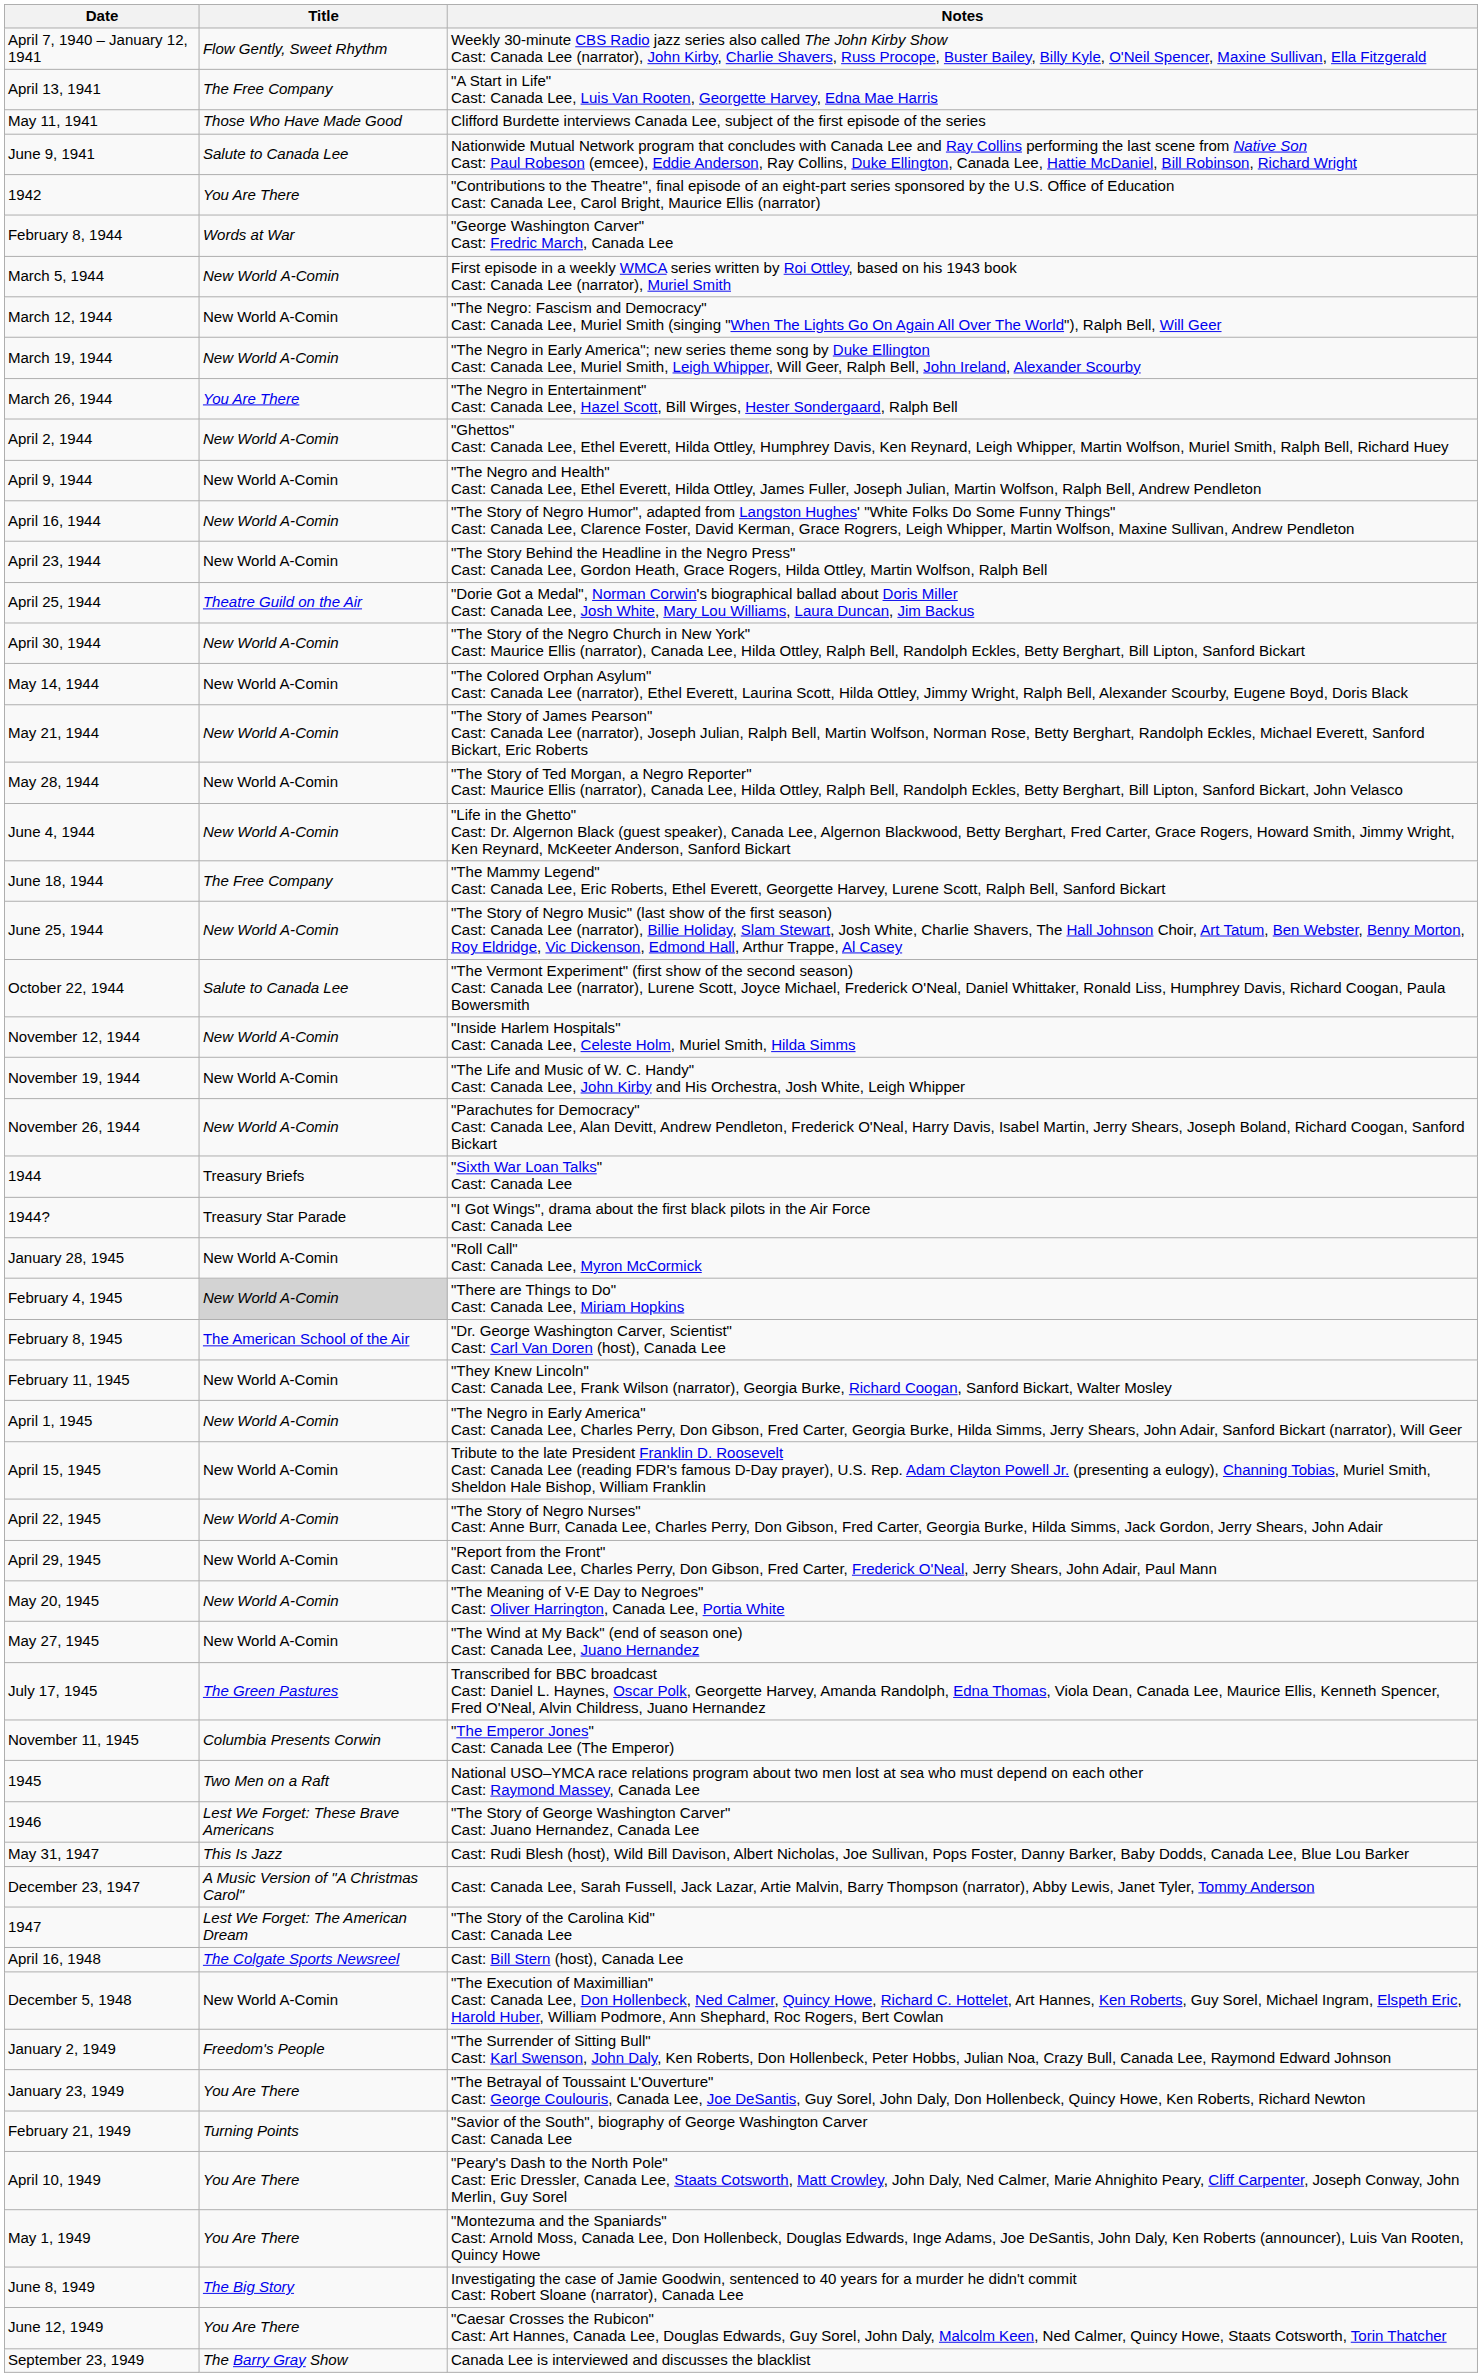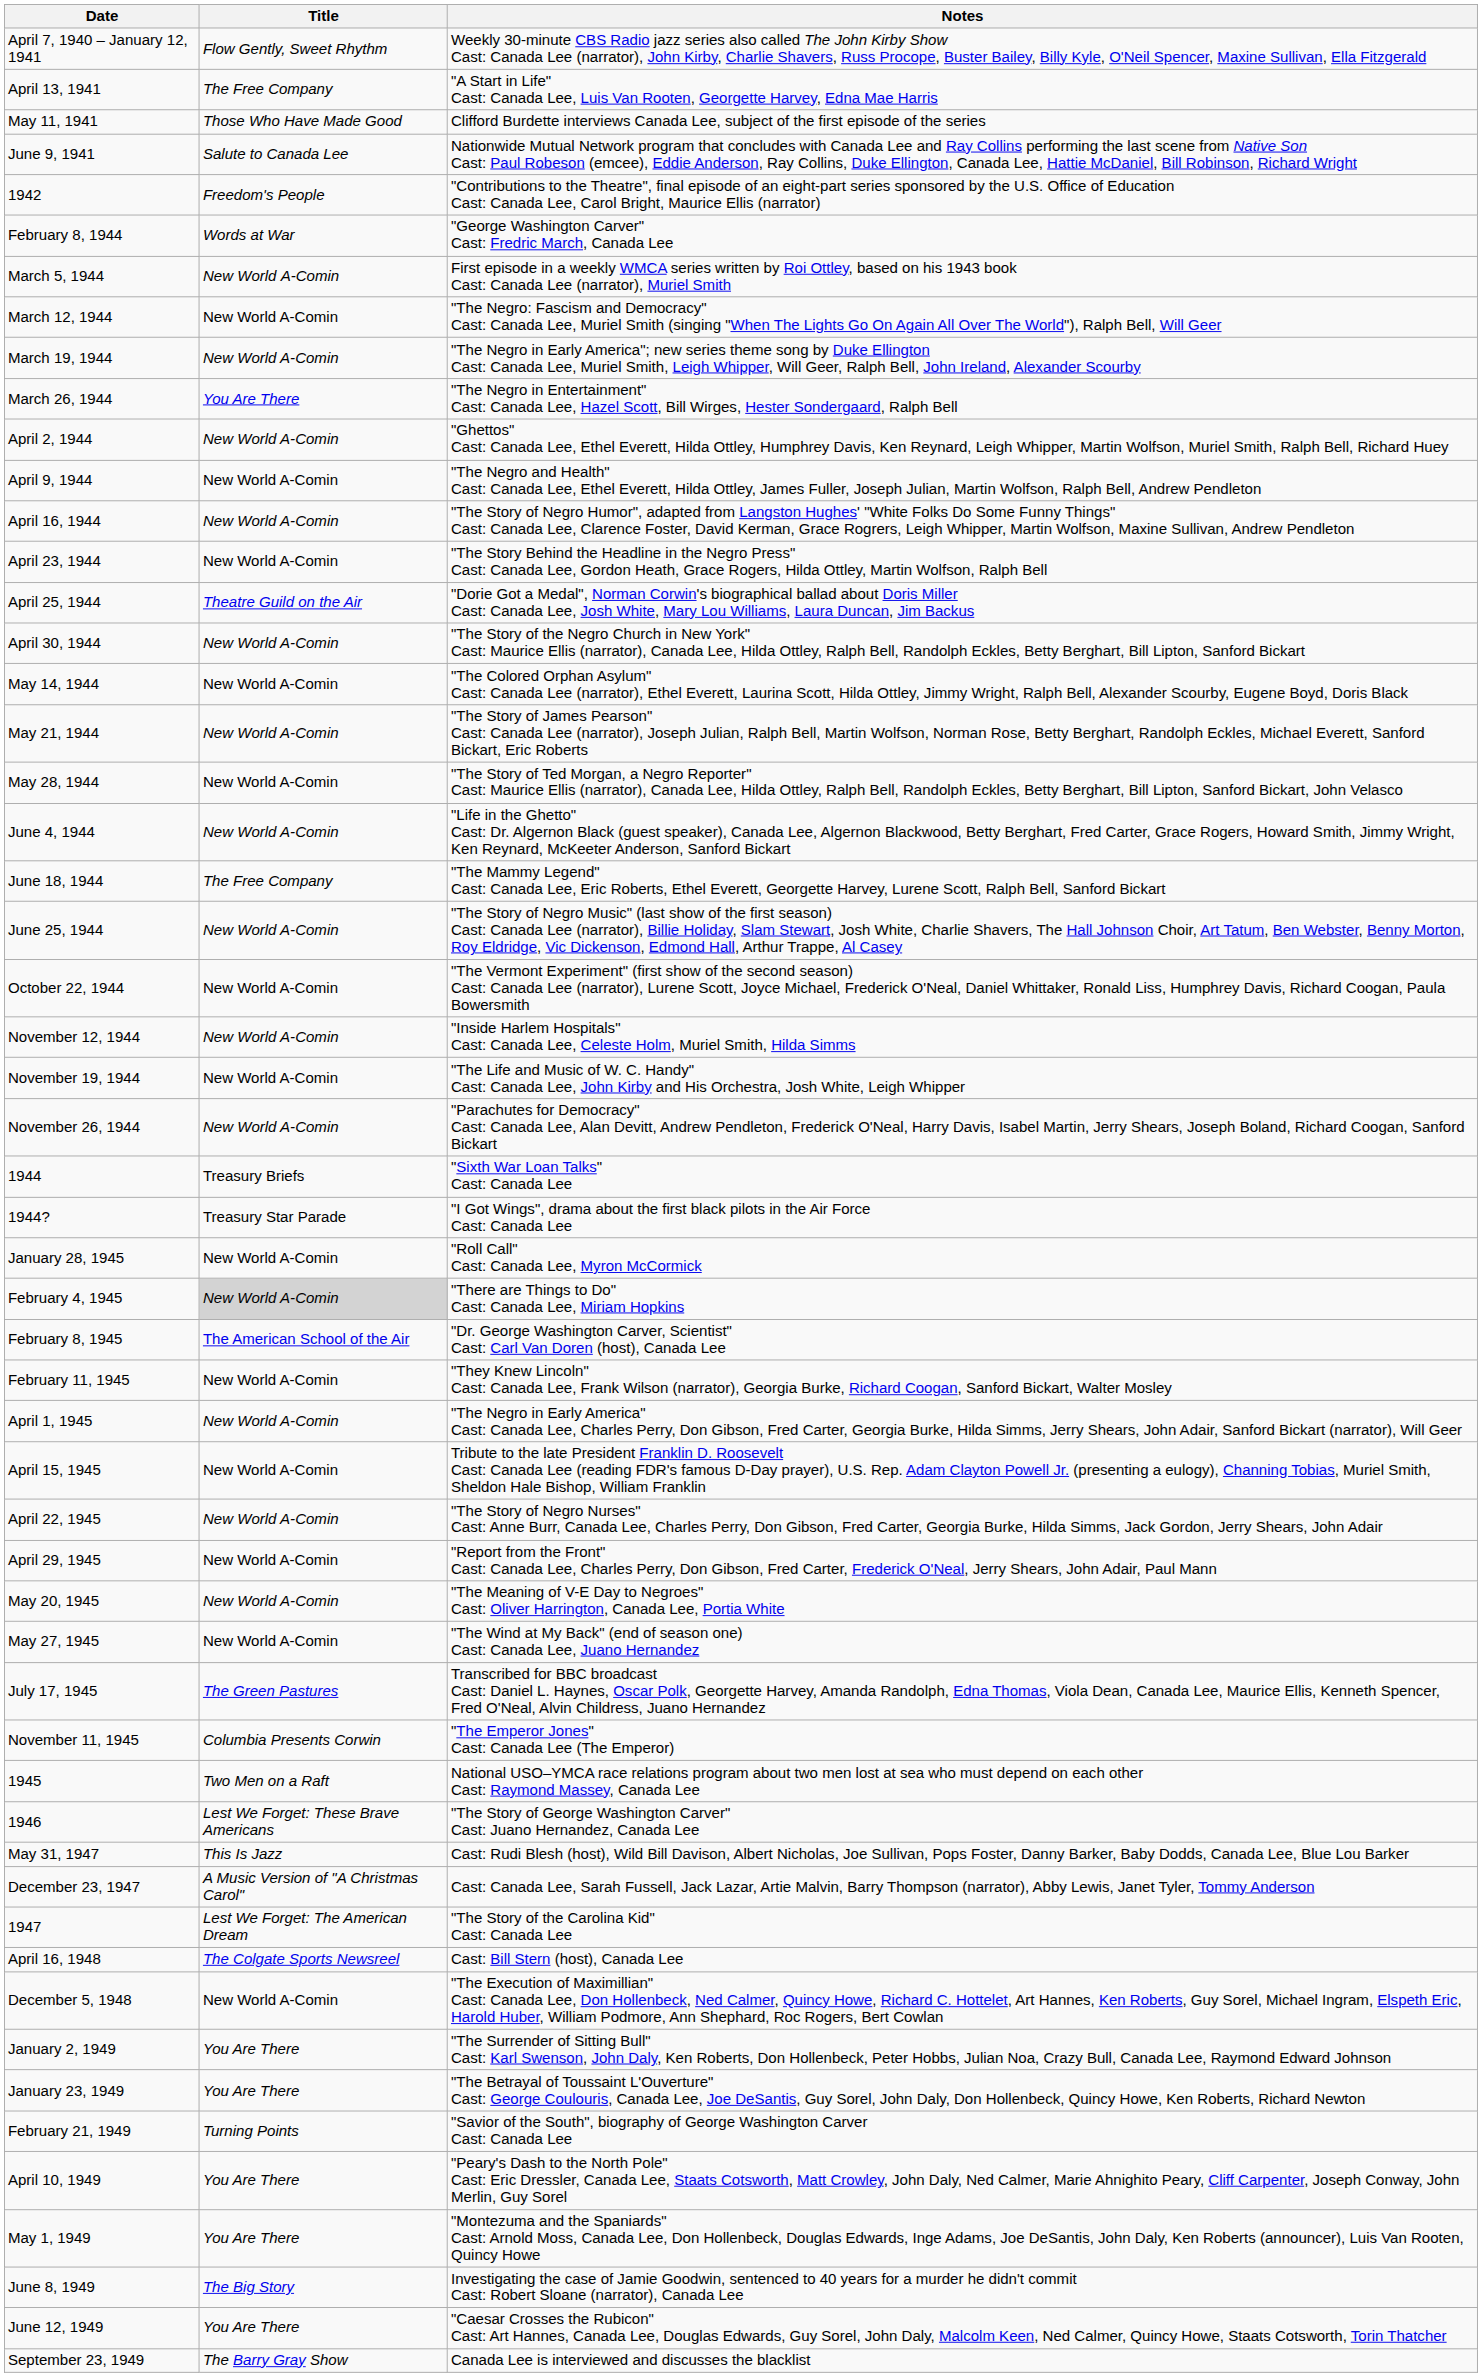(251, 194) You Are There -> (264, 194) Freedom's People
(276, 988) Salute to Canada Lee -> (270, 988) New World A-Comin
(264, 2049) Freedom's People -> (251, 2049) You Are There
